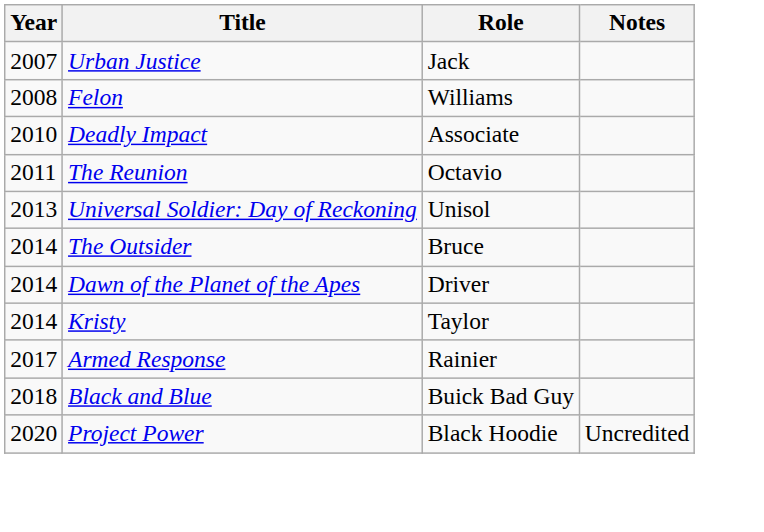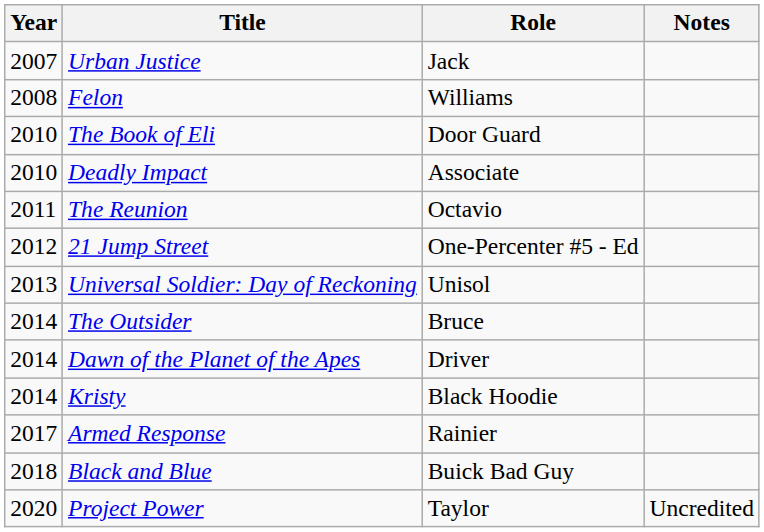+ row: (142, 135)
+ row: (138, 246)
(458, 321) Taylor -> (493, 396) Black Hoodie
(493, 433) Black Hoodie -> (458, 508) Taylor
